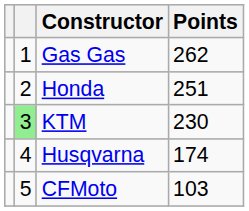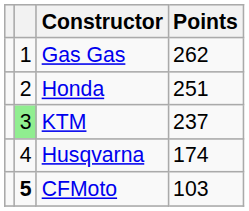(191, 121) 230 -> (191, 121) 237
(26, 188) normal -> (26, 188) bold
